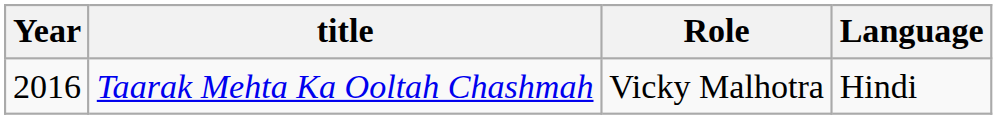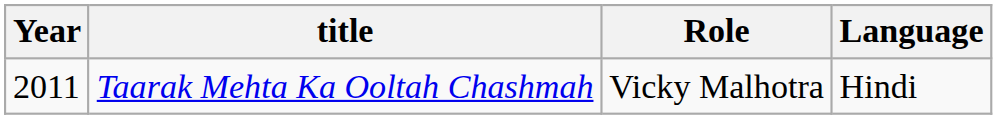(47, 85) 2016 -> (46, 85) 2011
